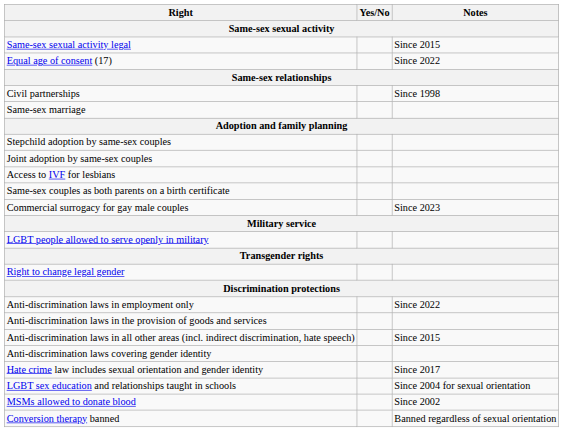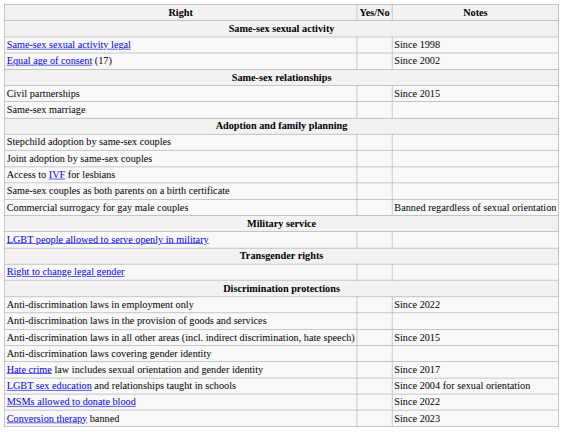(417, 45) Since 2015 -> (417, 45) Since 1998
(417, 61) Since 2022 -> (417, 61) Since 2002
(417, 93) Since 1998 -> (417, 93) Since 2015
(417, 207) Since 2023 -> (475, 207) Banned regardless of sexual orientation
(417, 402) Since 2002 -> (417, 402) Since 2022
(475, 418) Banned regardless of sexual orientation -> (417, 418) Since 2023
